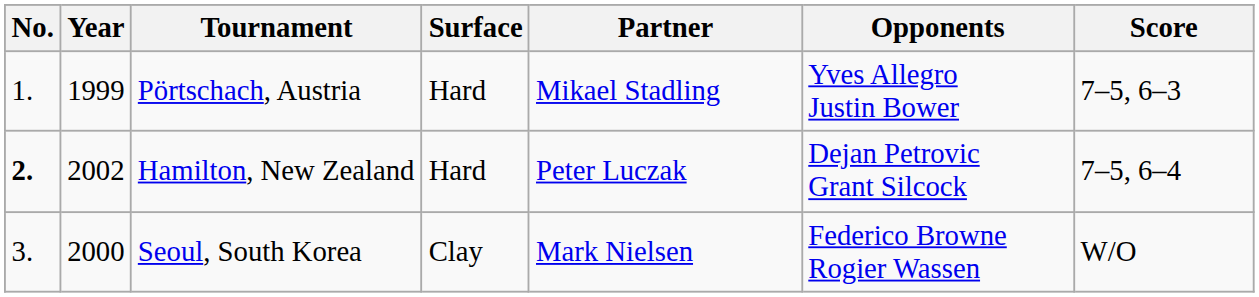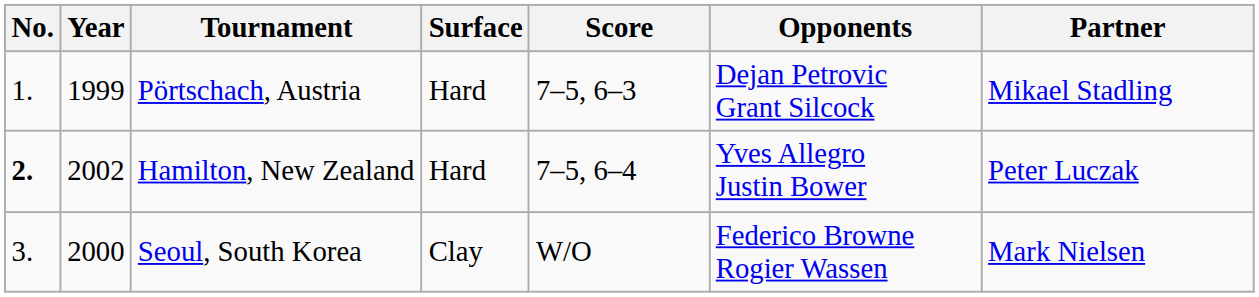columns swapped: (665, 27) <-> (1164, 27)
(884, 90) Yves Allegro Justin Bower -> (801, 90) Dejan Petrovic Grant Silcock
(894, 170) Dejan Petrovic Grant Silcock -> (791, 170) Yves Allegro Justin Bower
